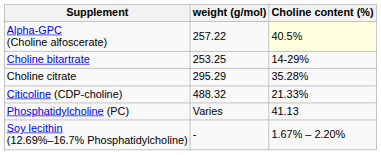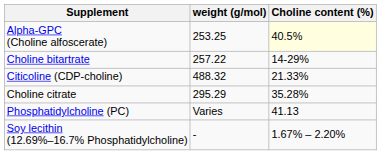(209, 36) 257.22 -> (209, 36) 253.25
(209, 59) 253.25 -> (209, 59) 257.22
rows swapped: (42, 77) <-> (65, 94)
